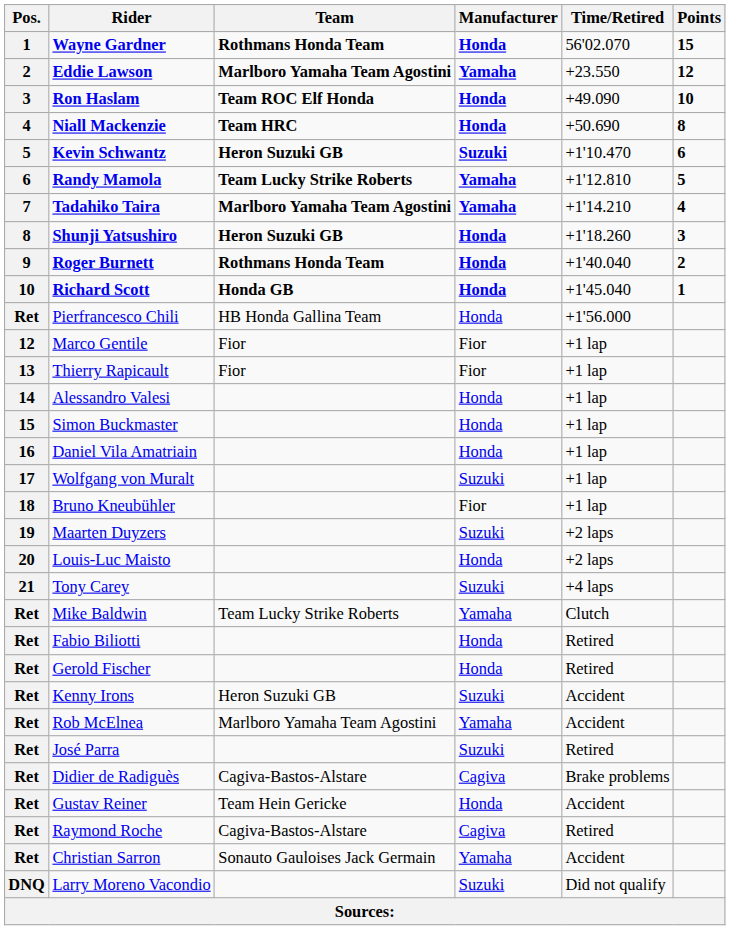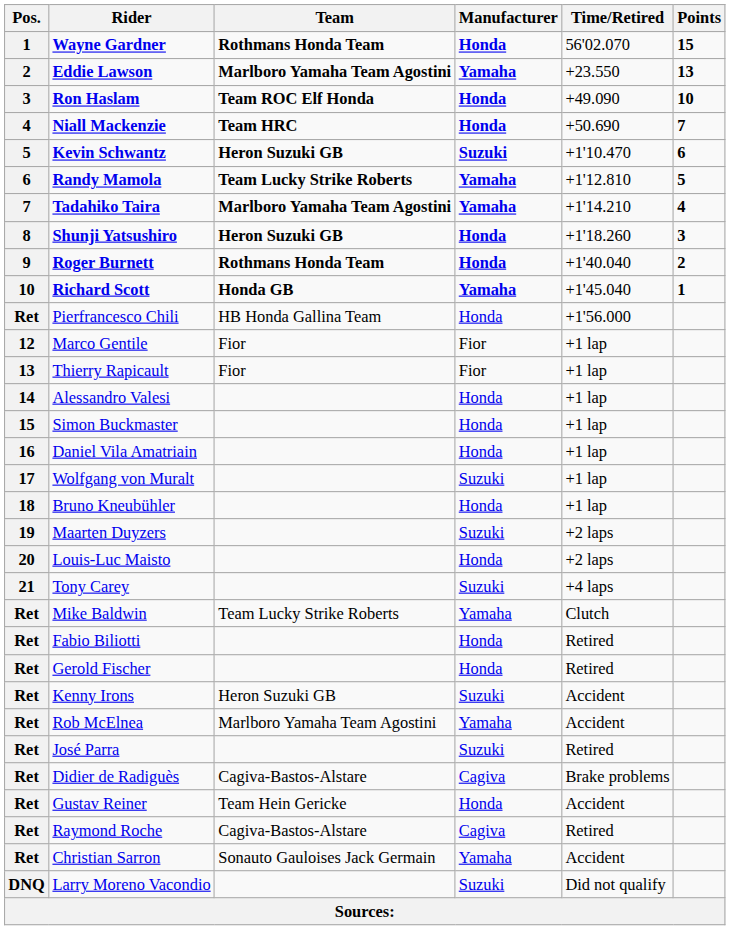(686, 72) 12 -> (686, 72) 13
(681, 126) 8 -> (681, 126) 7
(482, 288) Honda -> (487, 288) Yamaha
(472, 505) Fior -> (481, 505) Honda
